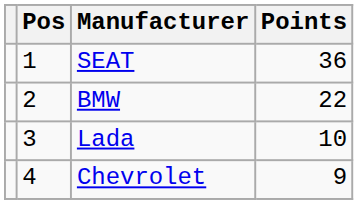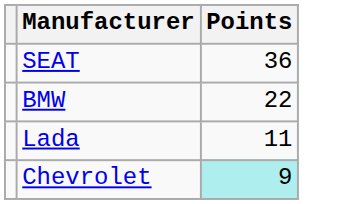- column: (44, 25)
(333, 141) 10 -> (278, 141) 11
(340, 179) no background -> (285, 179) paleturquoise background
